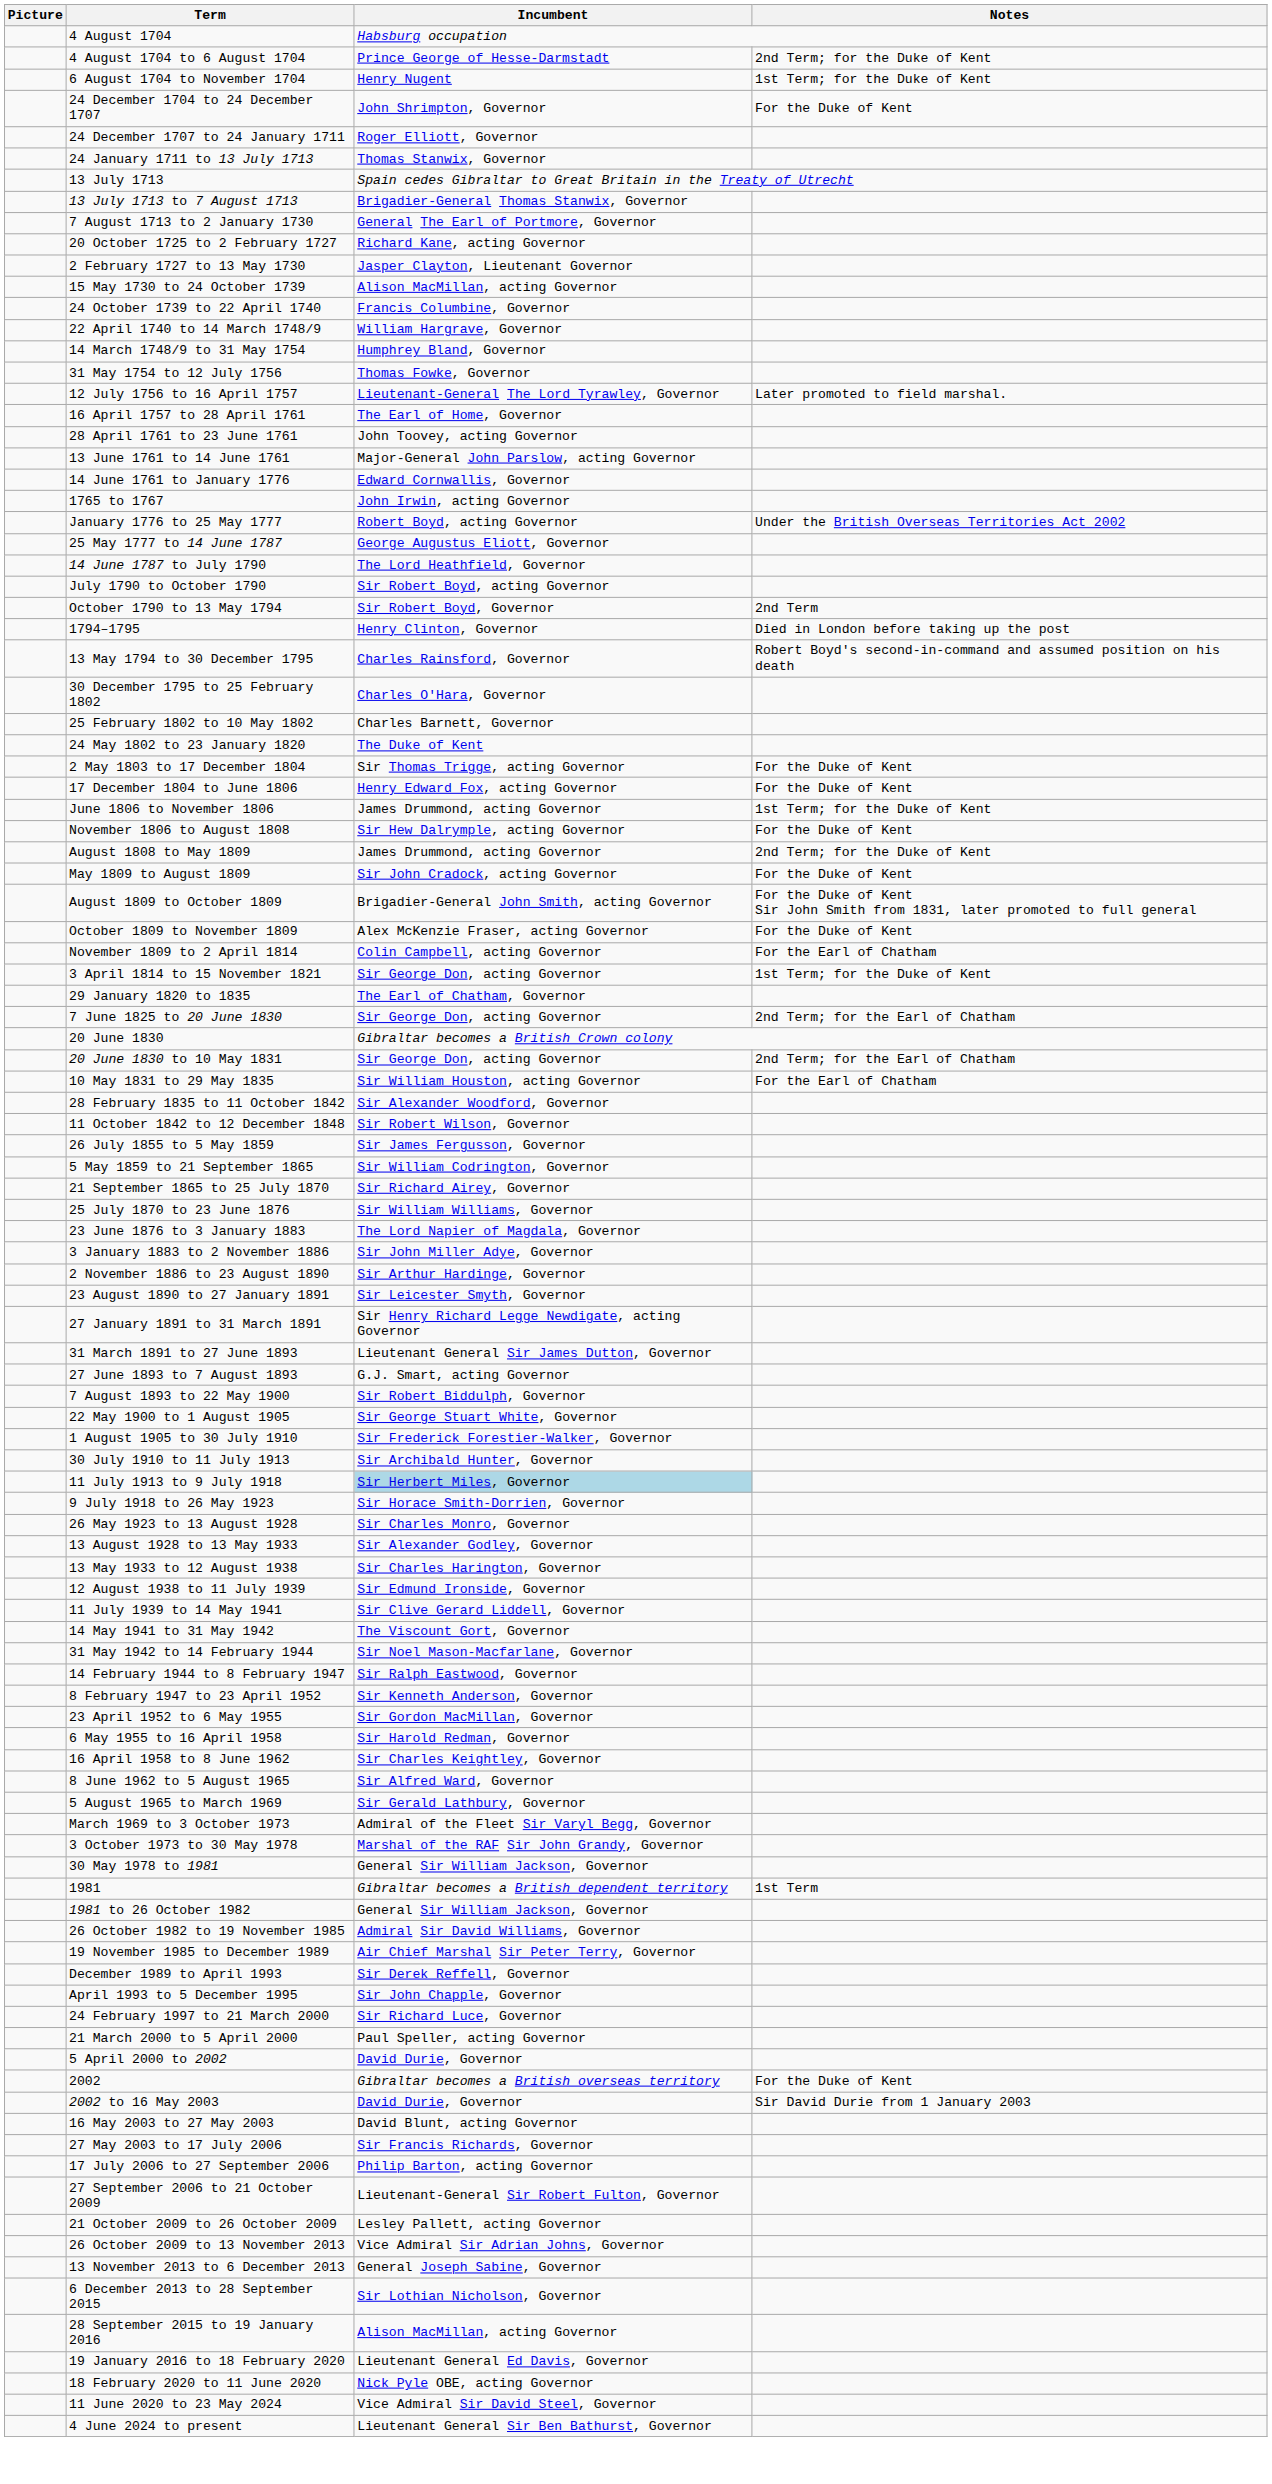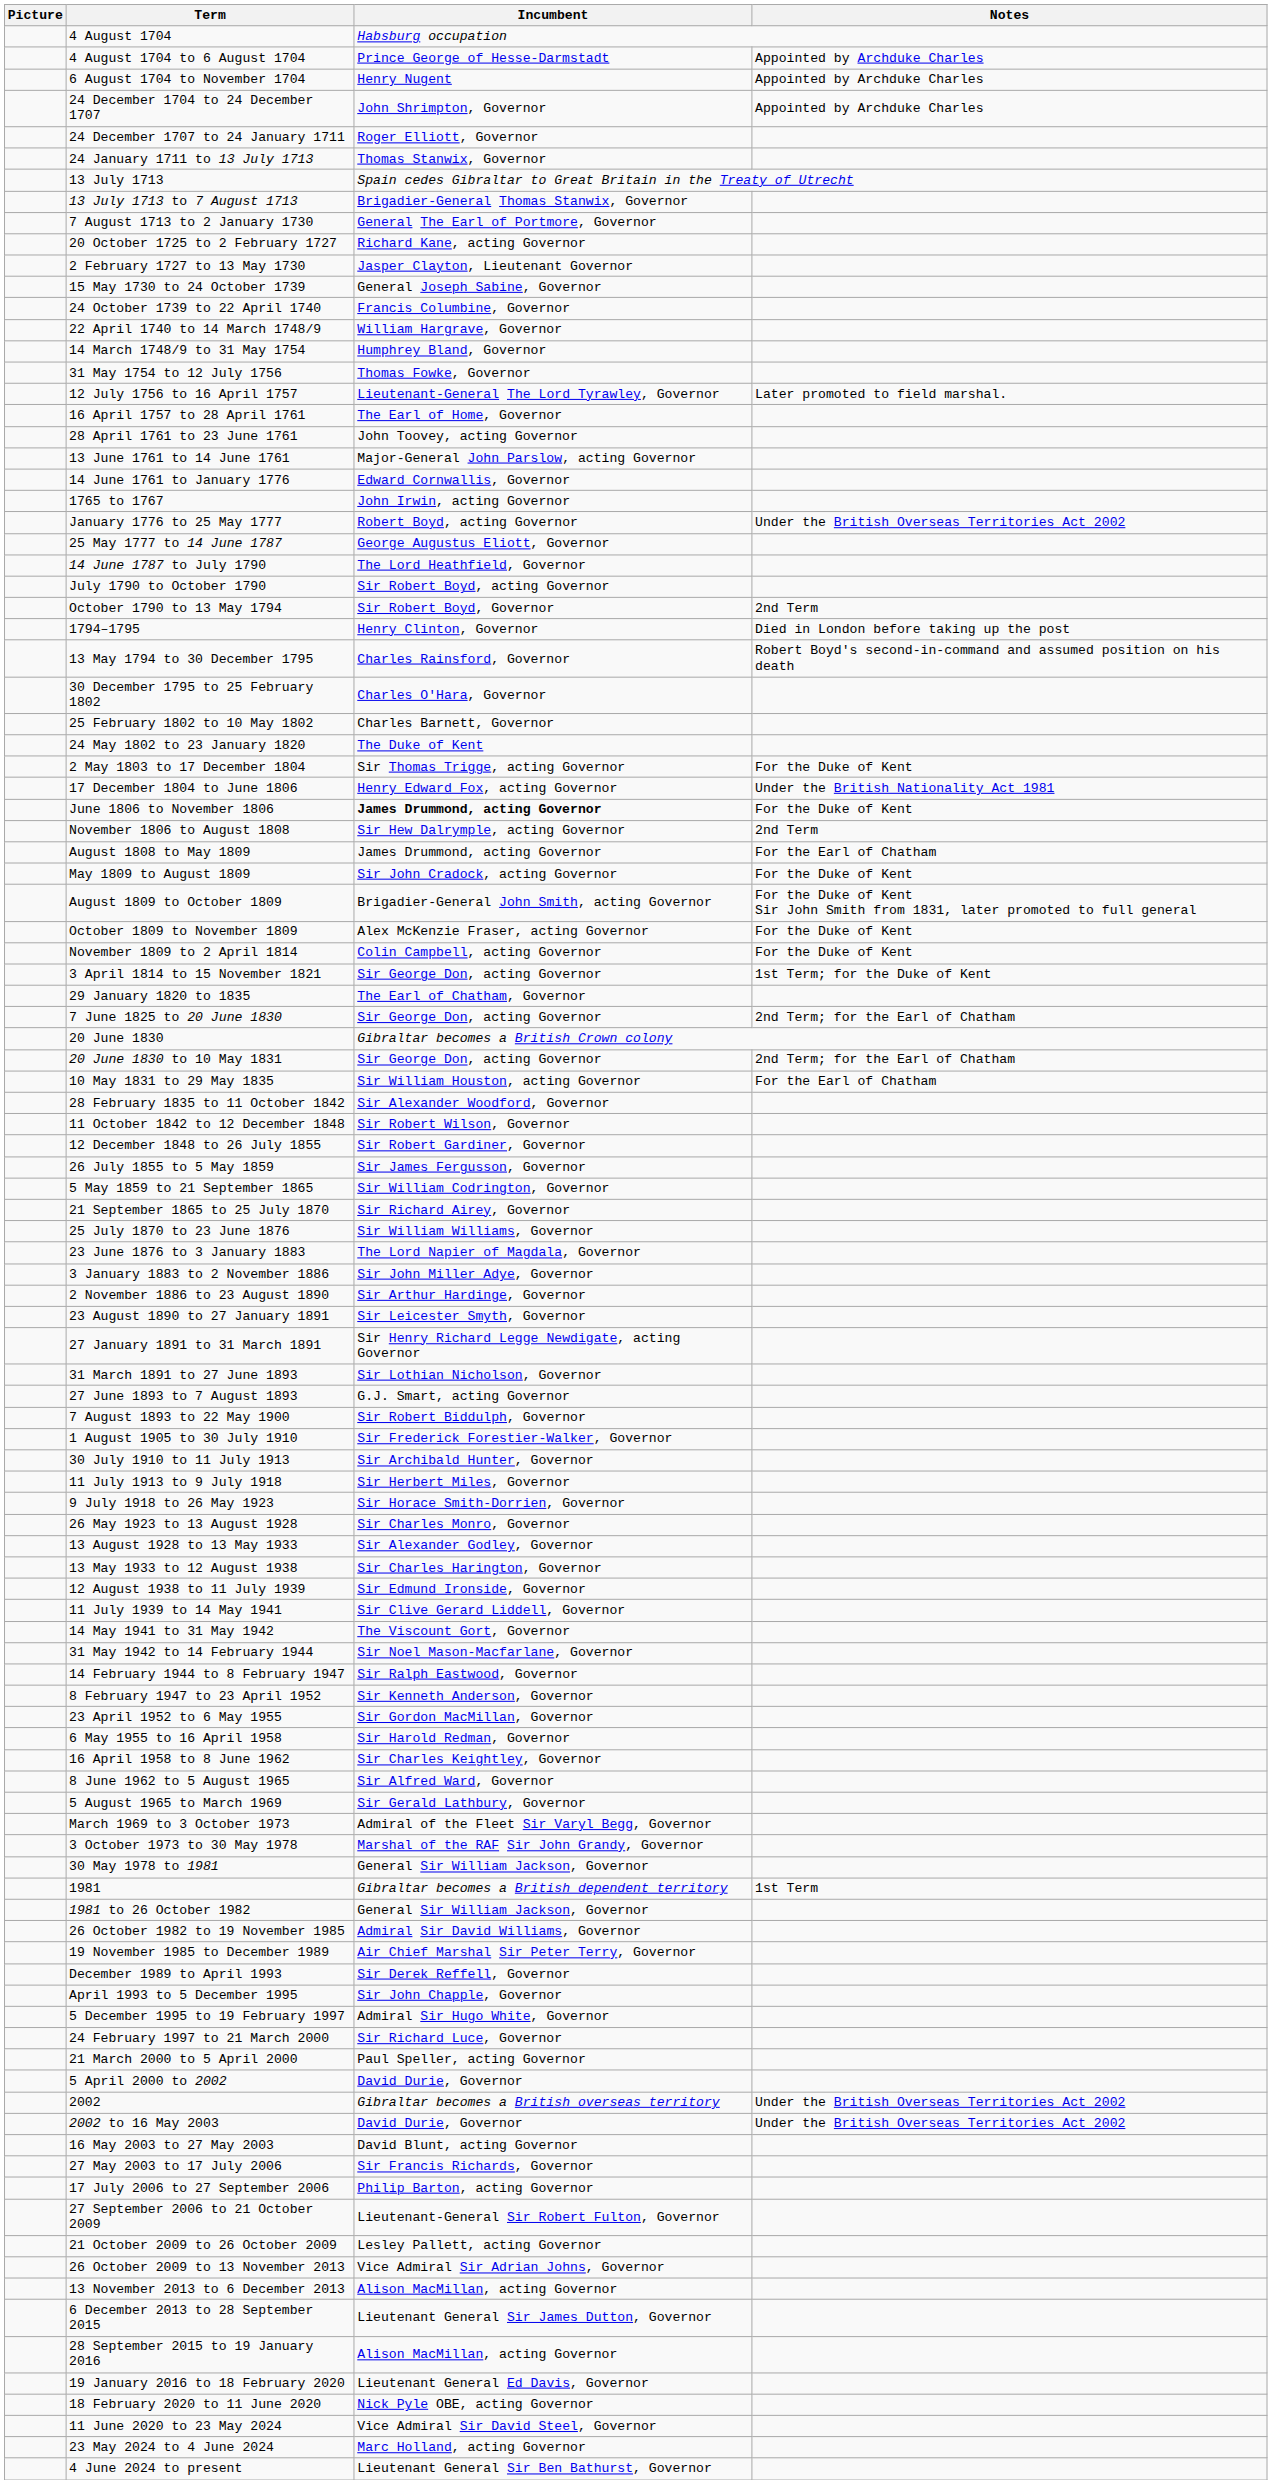(873, 58) 2nd Term; for the Duke of Kent -> (869, 58) Appointed by Archduke Charles
(873, 79) 1st Term; for the Duke of Kent -> (869, 79) Appointed by Archduke Charles
(834, 108) For the Duke of Kent -> (869, 108) Appointed by Archduke Charles
(487, 287) Alison MacMillan, acting Governor -> (479, 287) General Joseph Sabine, Governor
(834, 788) For the Duke of Kent -> (905, 788) Under the British Nationality Act 1981
(479, 810) normal -> (479, 810) bold
(873, 810) 1st Term; for the Duke of Kent -> (834, 810) For the Duke of Kent
(834, 831) For the Duke of Kent -> (787, 831) 2nd Term
(873, 852) 2nd Term; for the Duke of Kent -> (846, 852) For the Earl of Chatham
(846, 953) For the Earl of Chatham -> (834, 953) For the Duke of Kent
+ row: (195, 1146)
(535, 1354) Lieutenant General Sir James Dutton, Governor -> (479, 1375) Sir Lothian Nicholson, Governor
- row: (179, 1418)
(464, 1482) lightblue background -> (464, 1482) no background
+ row: (207, 2017)
(834, 2081) For the Duke of Kent -> (940, 2102) Under the British Overseas Territories Act 2002
(893, 2102) Sir David Durie from 1 January 2003 -> (940, 2124) Under the British Overseas Territories Act 2002
(479, 2267) General Joseph Sabine, Governor -> (487, 2289) Alison MacMillan, acting Governor
(479, 2296) Sir Lothian Nicholson, Governor -> (535, 2318) Lieutenant General Sir James Dutton, Governor
+ row: (171, 2448)
